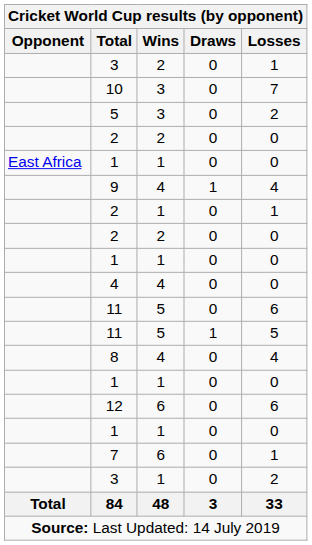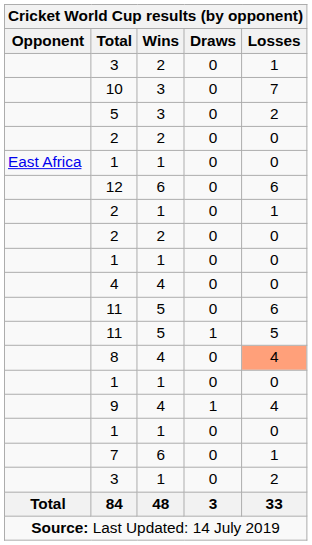rows swapped: (114, 187) <-> (114, 406)
(274, 357) no background -> (274, 357) lightsalmon background
